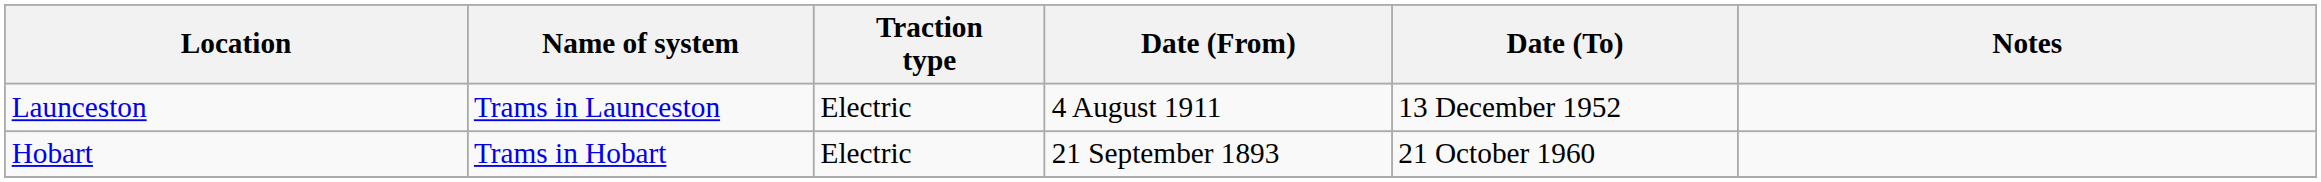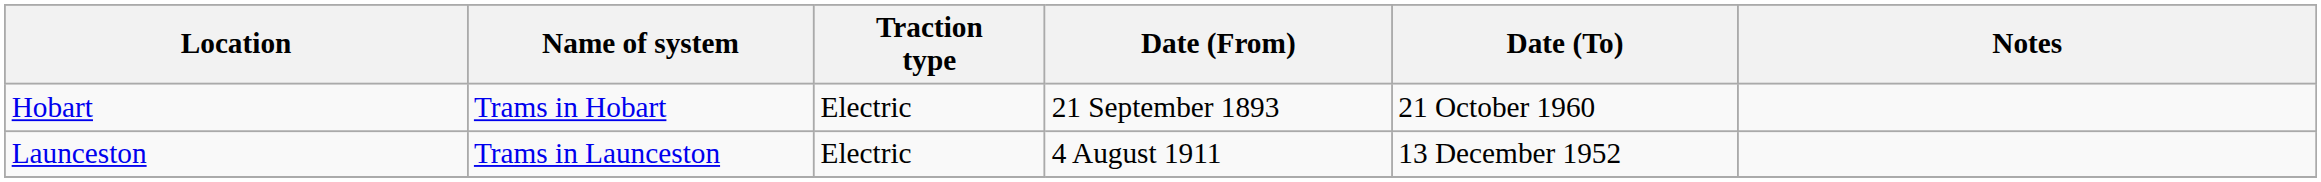rows swapped: (52, 153) <-> (79, 107)
